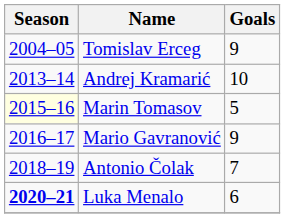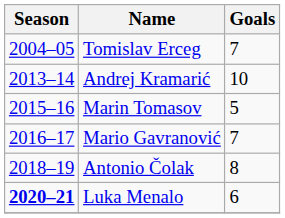(234, 49) 9 -> (234, 49) 7
(42, 108) lightyellow background -> (42, 108) no background
(234, 138) 9 -> (234, 138) 7
(234, 167) 7 -> (234, 167) 8
